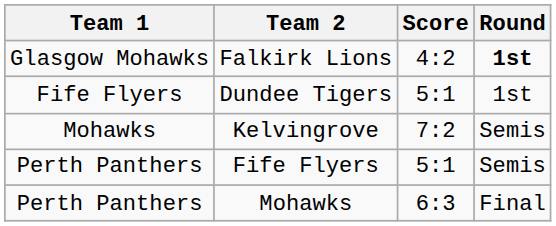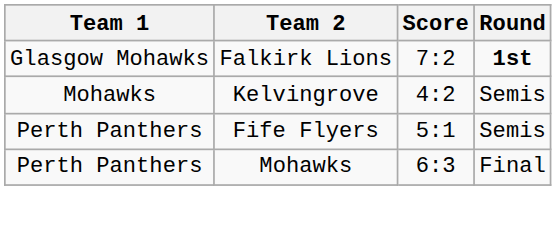(436, 59) 4:2 -> (436, 59) 7:2
- row: (306, 95)
(436, 131) 7:2 -> (436, 95) 4:2
